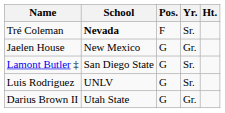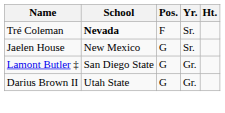(190, 47) Gr. -> (189, 47) Sr.
(189, 64) Sr. -> (190, 64) Gr.
- row: (41, 82)
